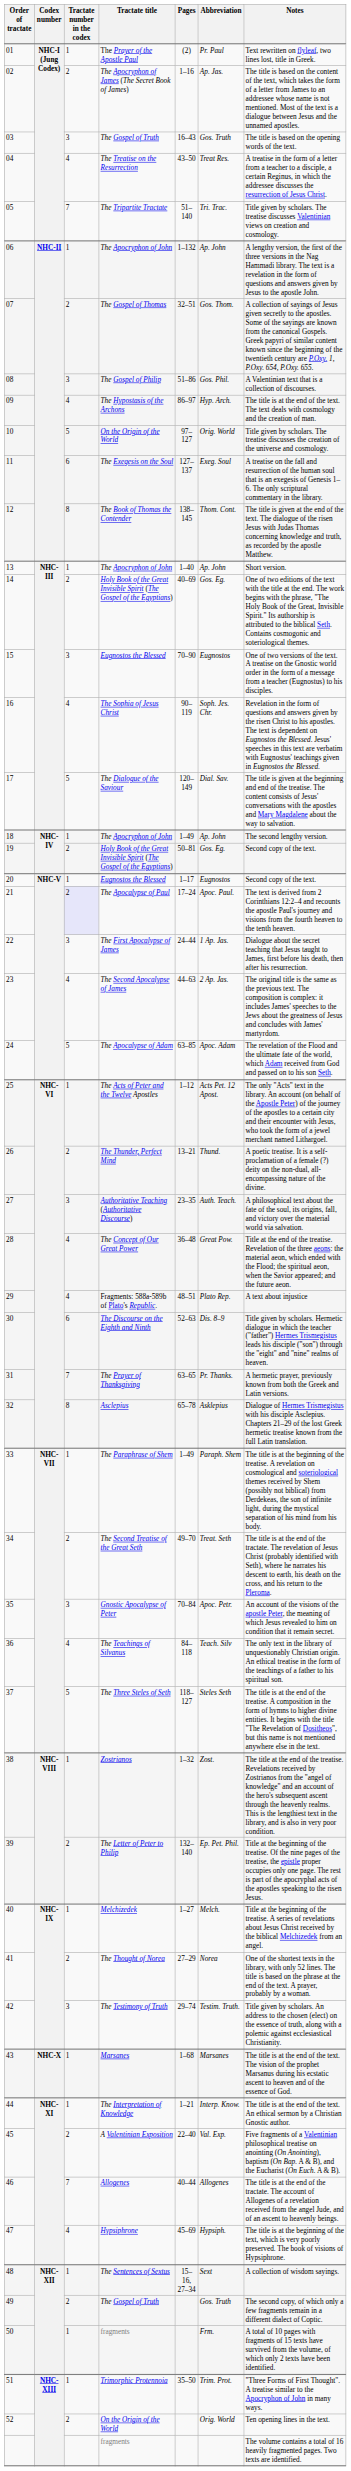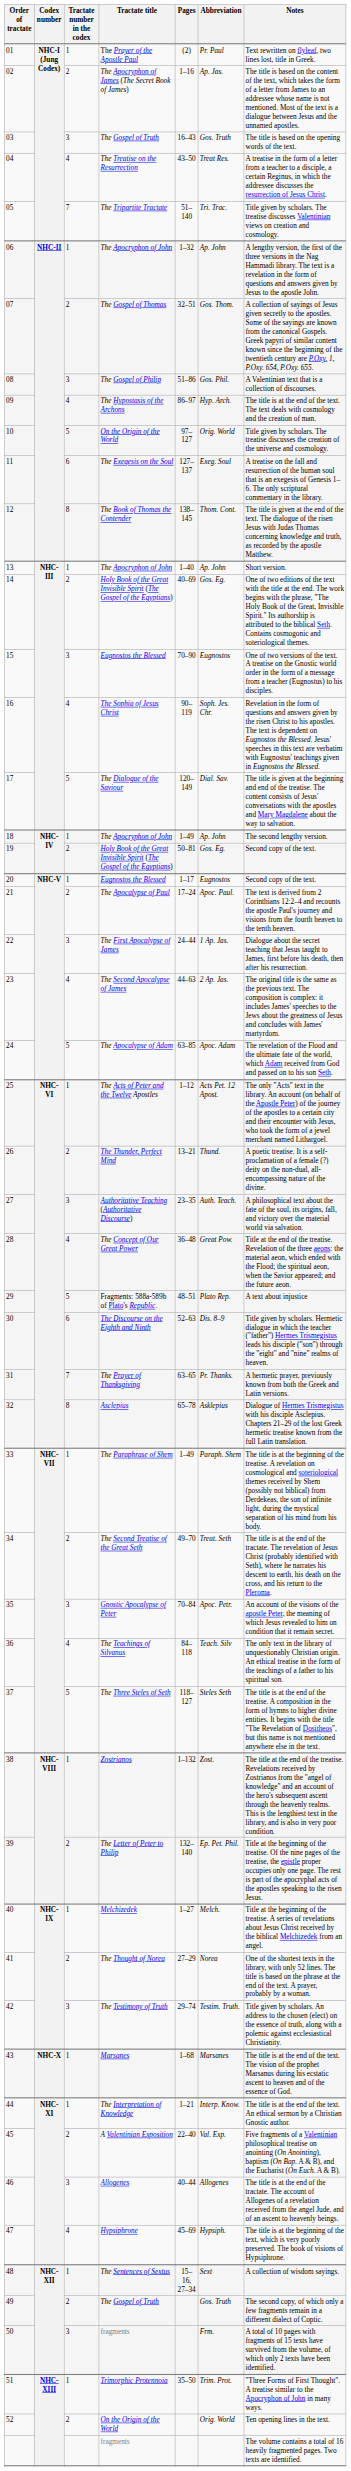(187, 247) 1–132 -> (187, 247) 1–32
(68, 892) lavender background -> (68, 892) no background
(68, 1297) 4 -> (68, 1297) 5
(187, 1759) 1–32 -> (187, 1759) 1–132
(68, 2183) 7 -> (68, 2183) 3
(68, 2332) 1 -> (68, 2332) 3
